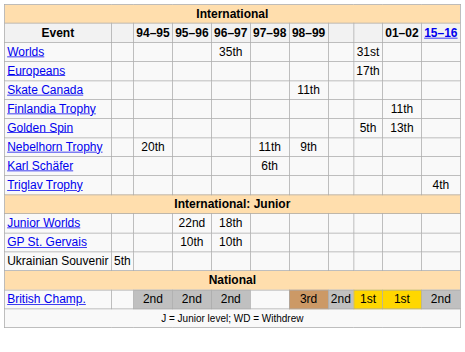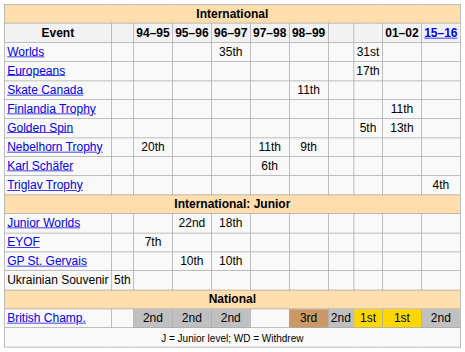+ row: (23, 242)
